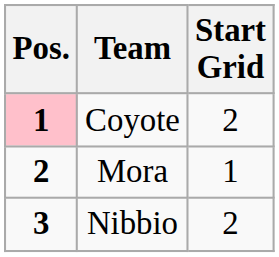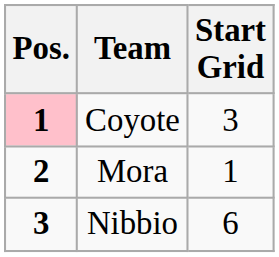(230, 119) 2 -> (230, 119) 3
(230, 223) 2 -> (230, 223) 6
